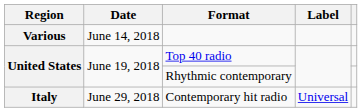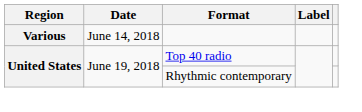- row: (226, 96)
